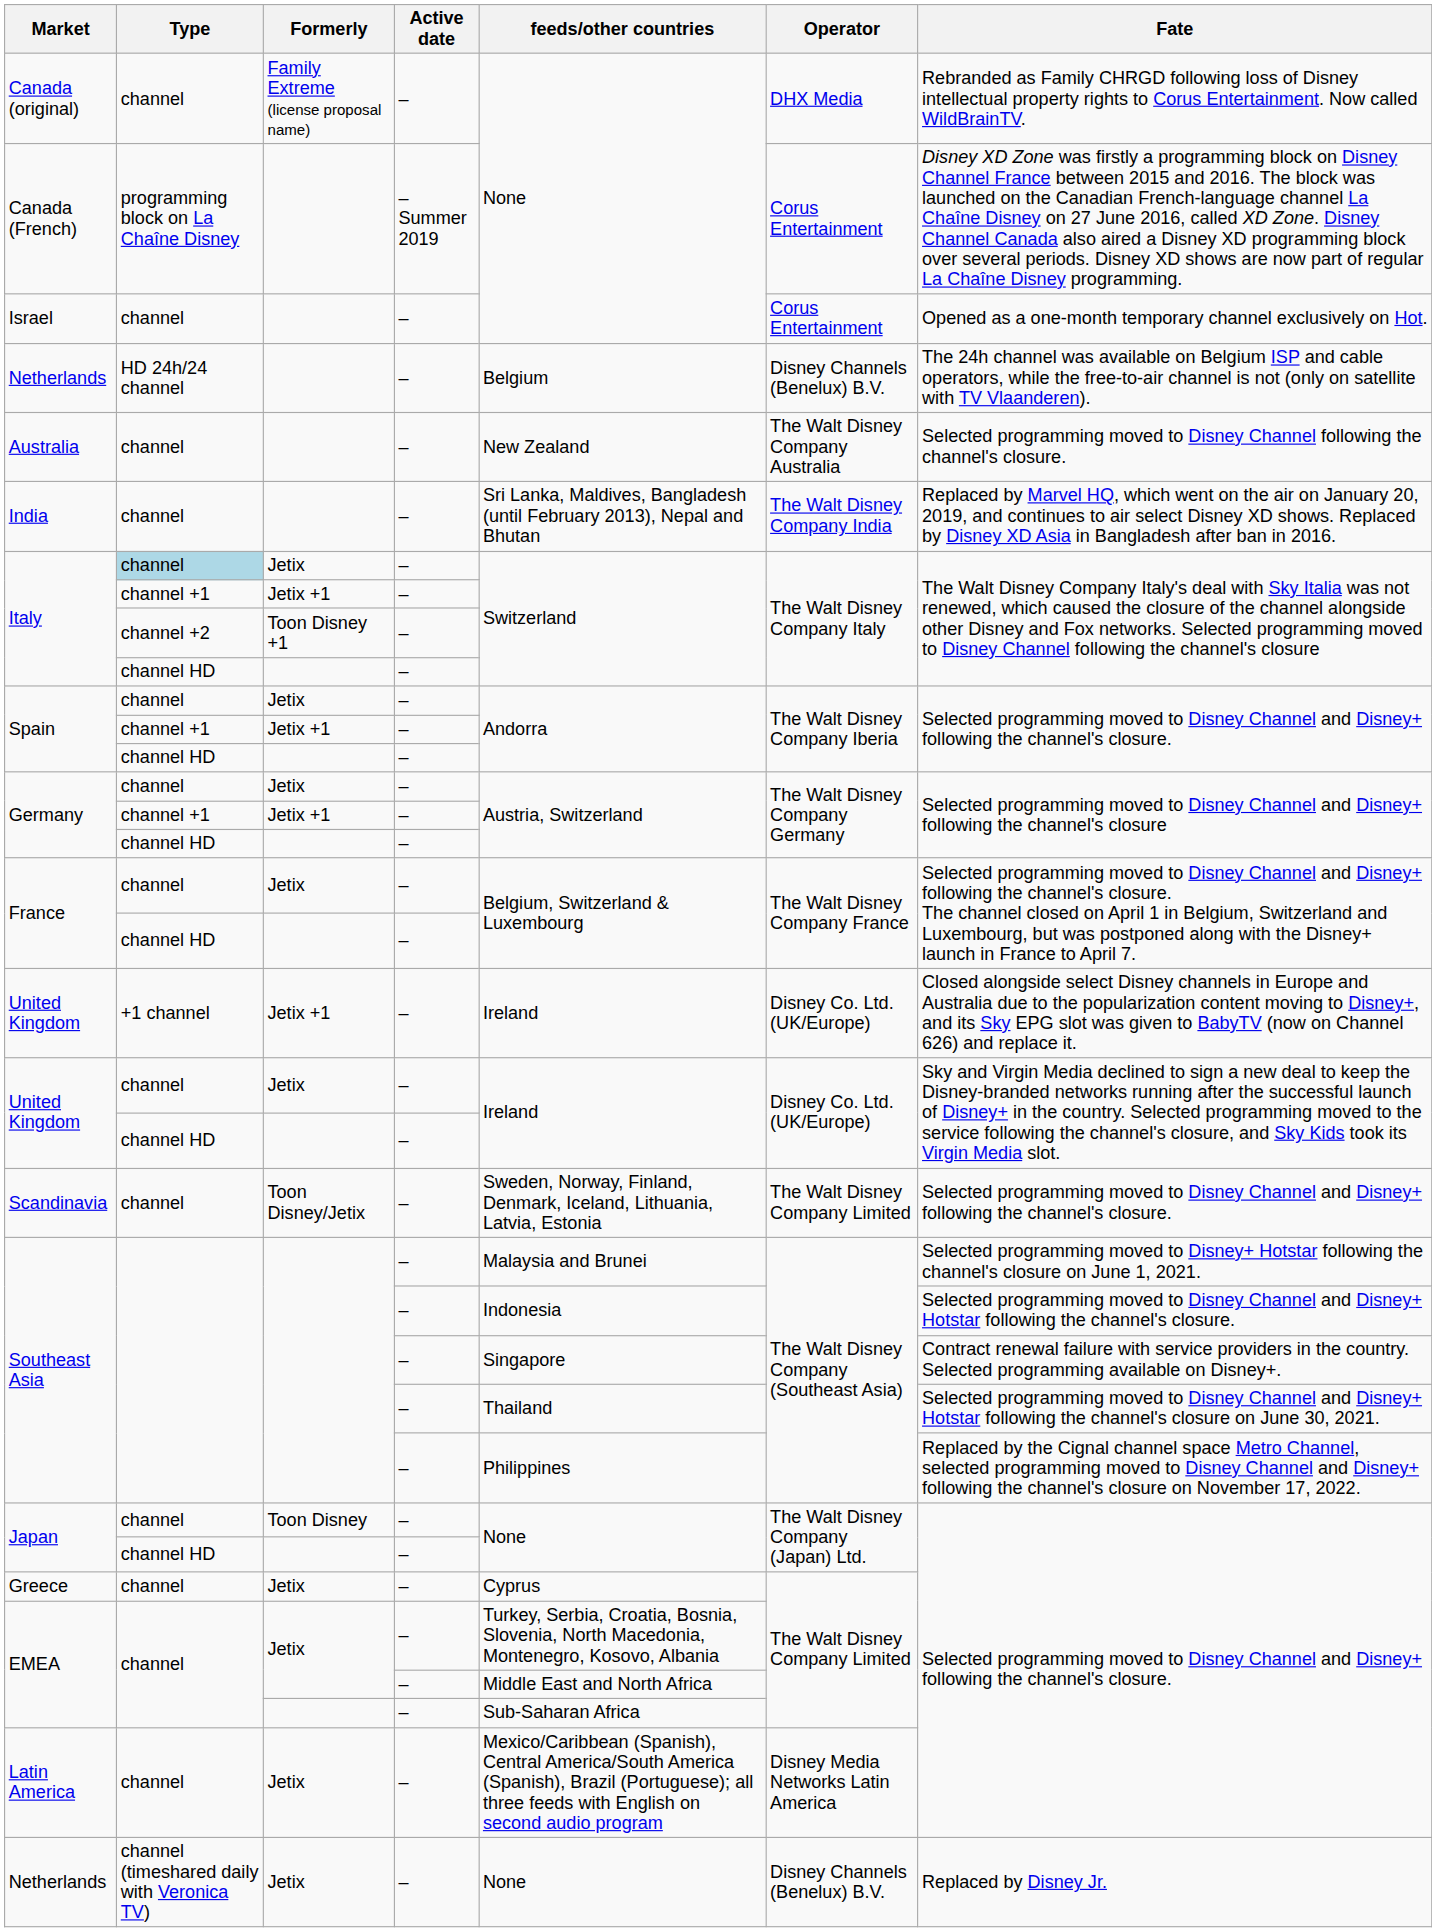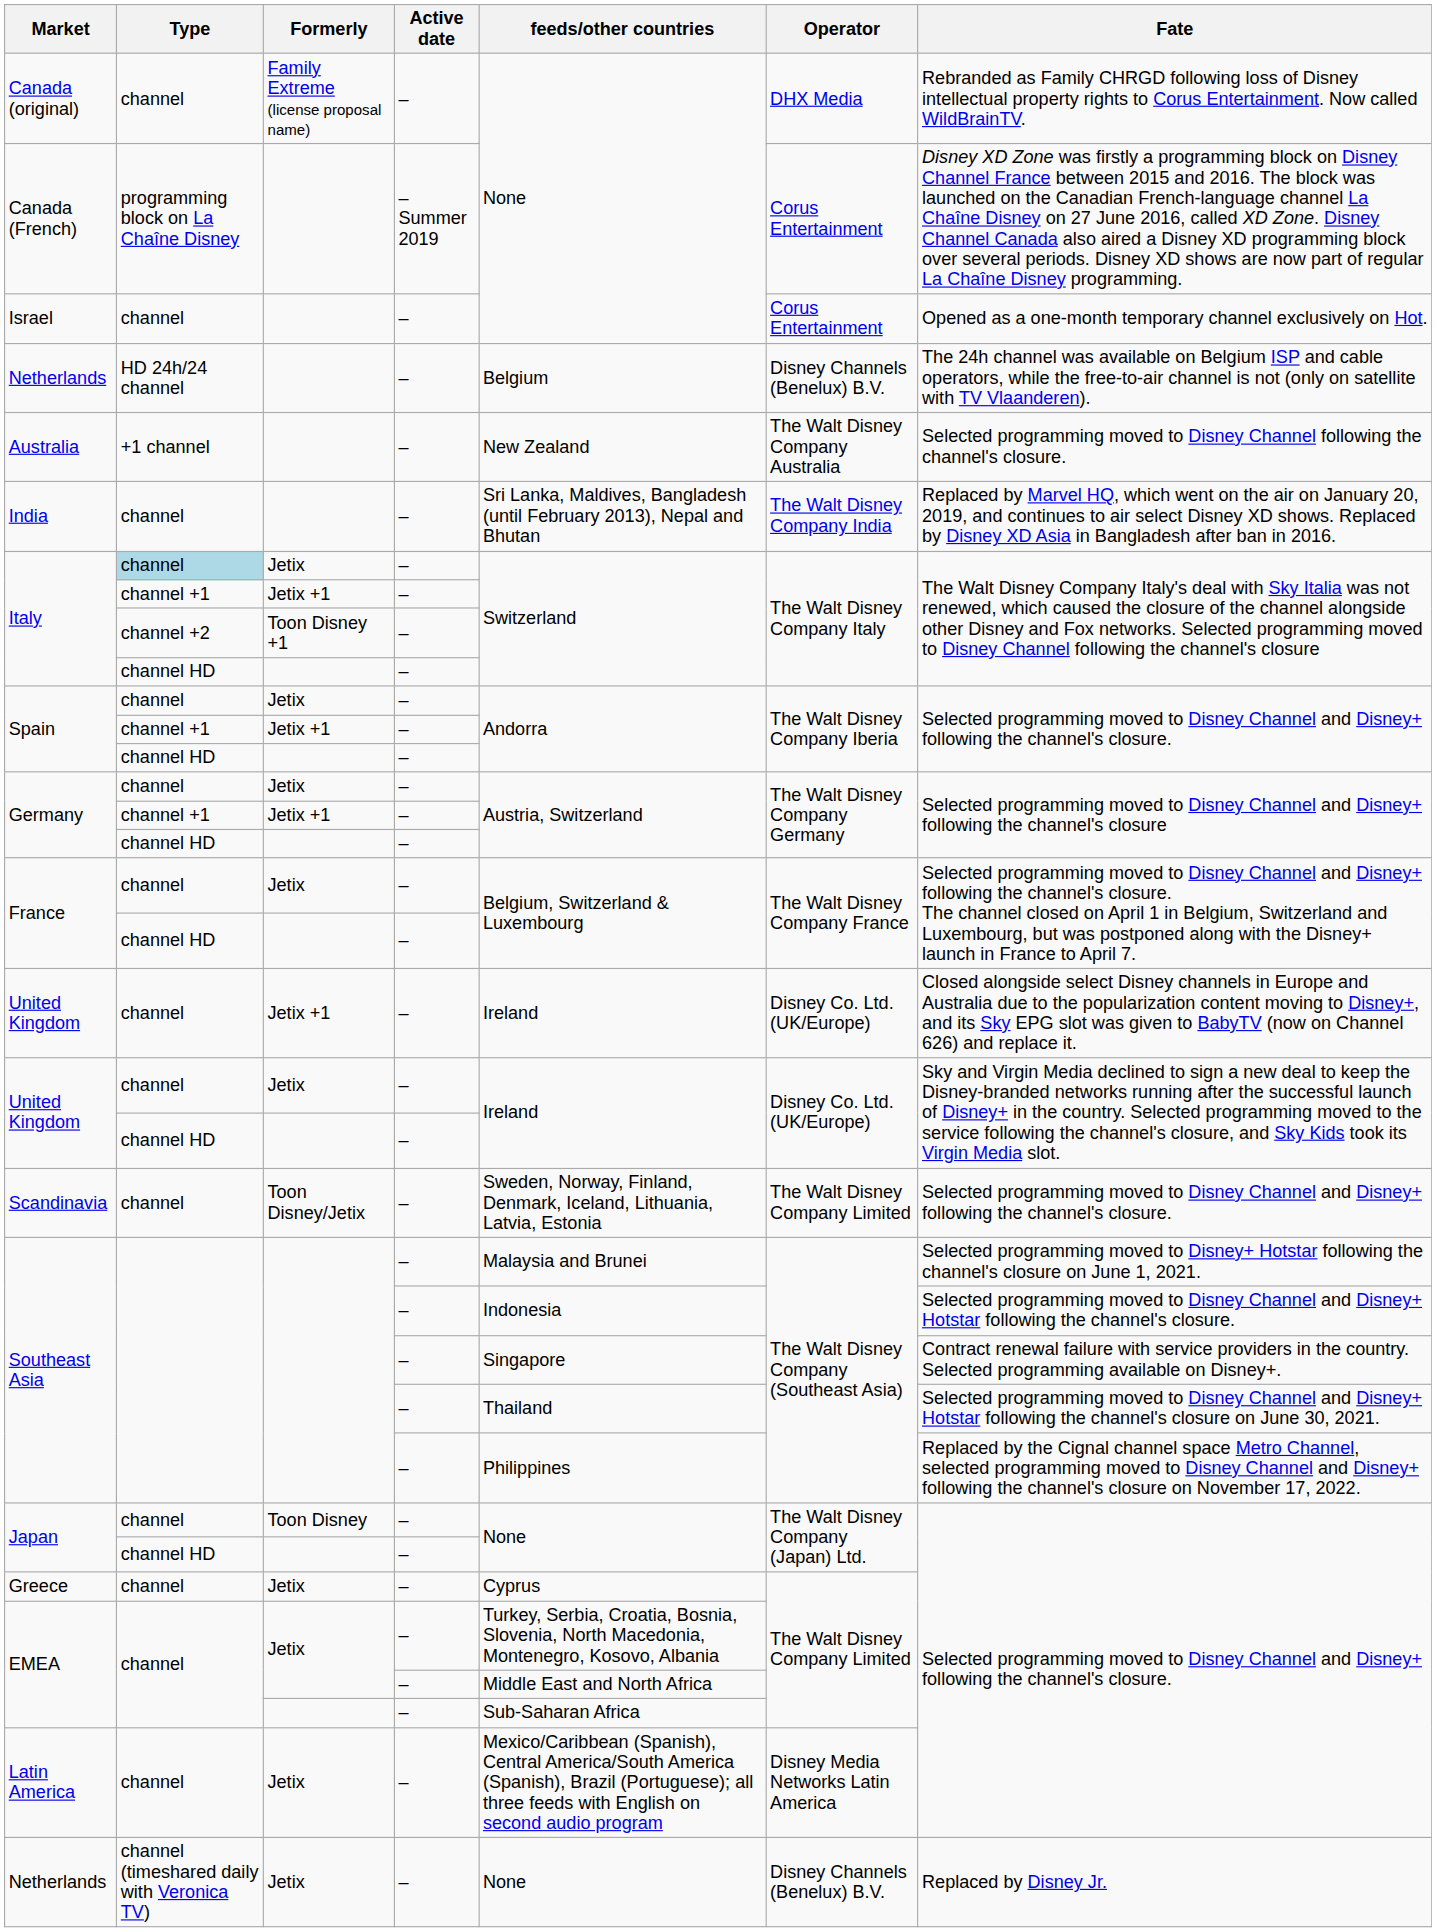(152, 446) channel -> (165, 446) +1 channel
(165, 1012) +1 channel -> (152, 1012) channel
